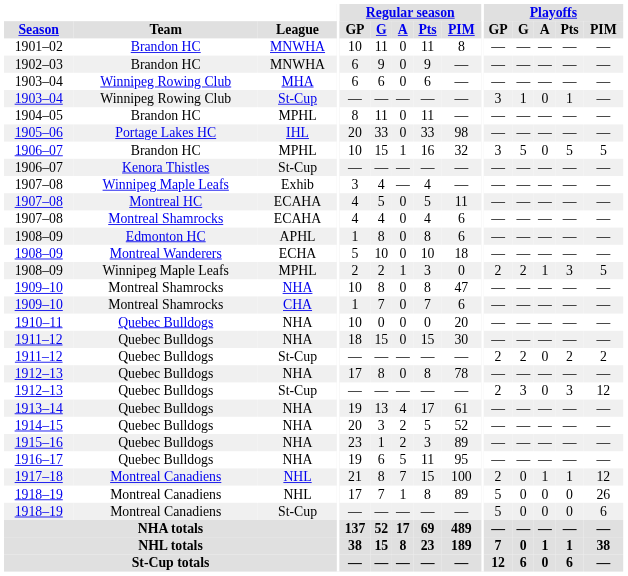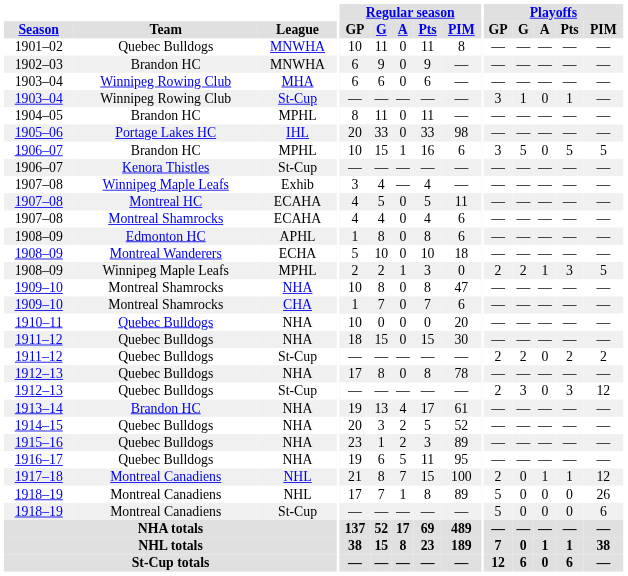(166, 47) Brandon HC -> (166, 47) Quebec Bulldogs
(461, 150) 32 -> (461, 150) 6
(166, 408) Quebec Bulldogs -> (166, 408) Brandon HC
